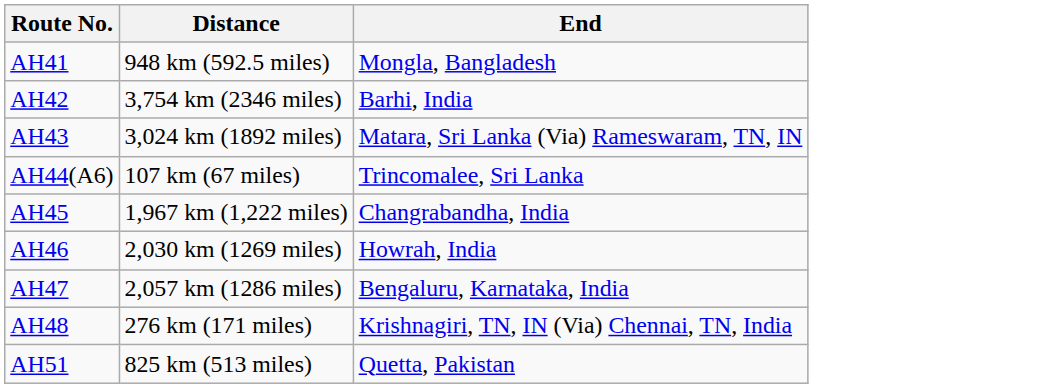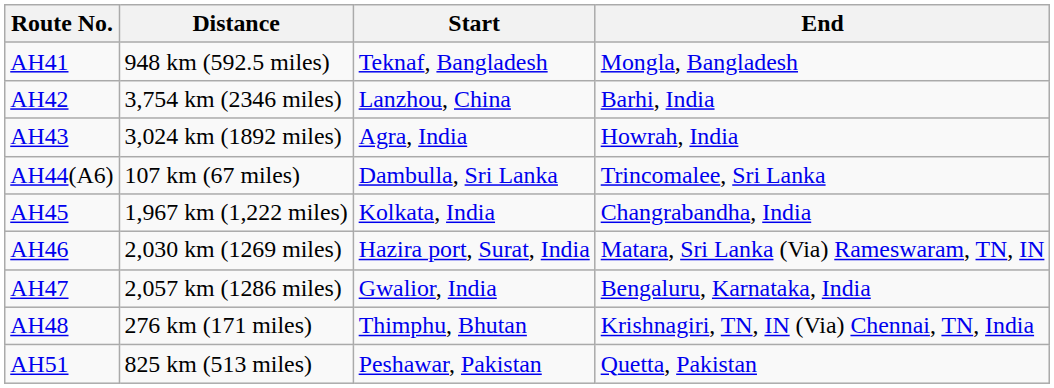+ column: (474, 23)
(581, 136) Matara, Sri Lanka (Via) Rameswaram, TN, IN -> (670, 136) Howrah, India
(428, 250) Howrah, India -> (823, 250) Matara, Sri Lanka (Via) Rameswaram, TN, IN
